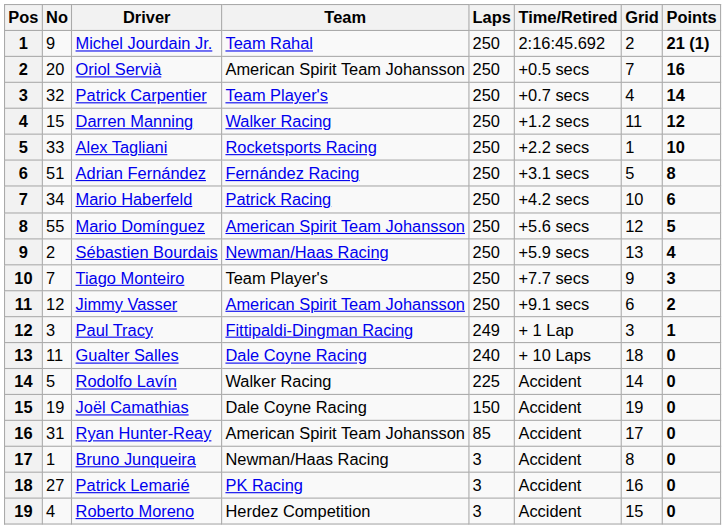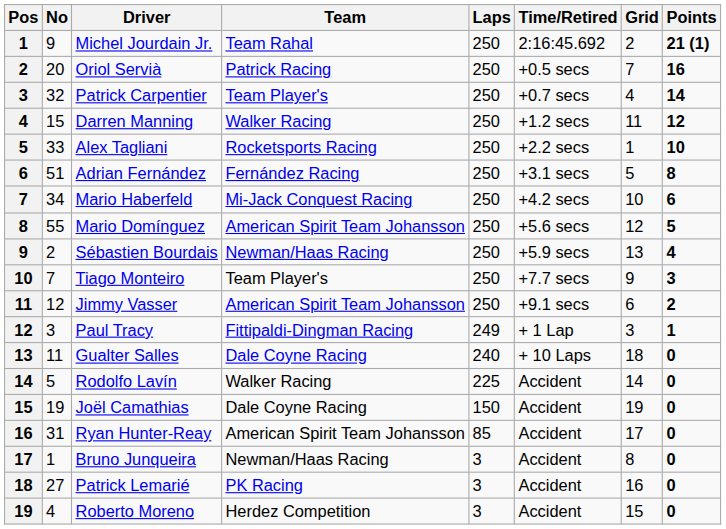(345, 70) American Spirit Team Johansson -> (278, 70) Patrick Racing
(278, 200) Patrick Racing -> (319, 200) Mi-Jack Conquest Racing
